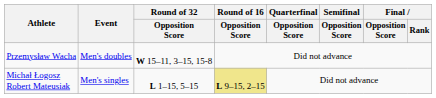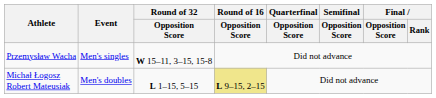(106, 56) Men's doubles -> (105, 56) Men's singles
(105, 81) Men's singles -> (106, 81) Men's doubles
